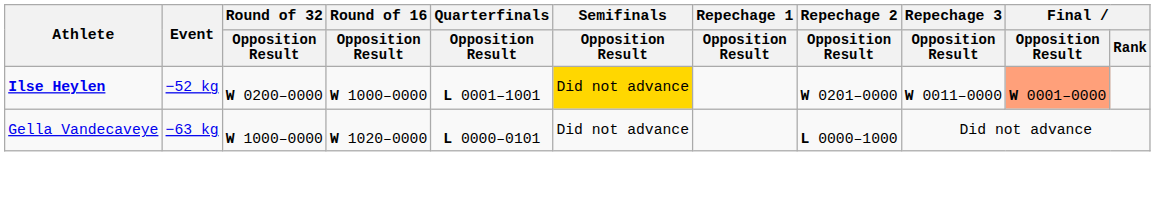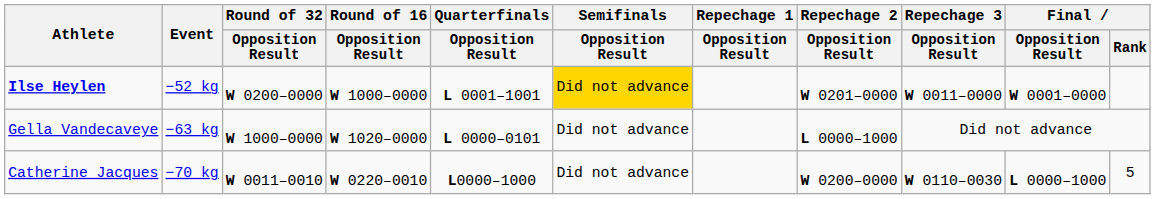(1058, 96) lightsalmon background -> (1058, 96) no background
+ row: (83, 172)
